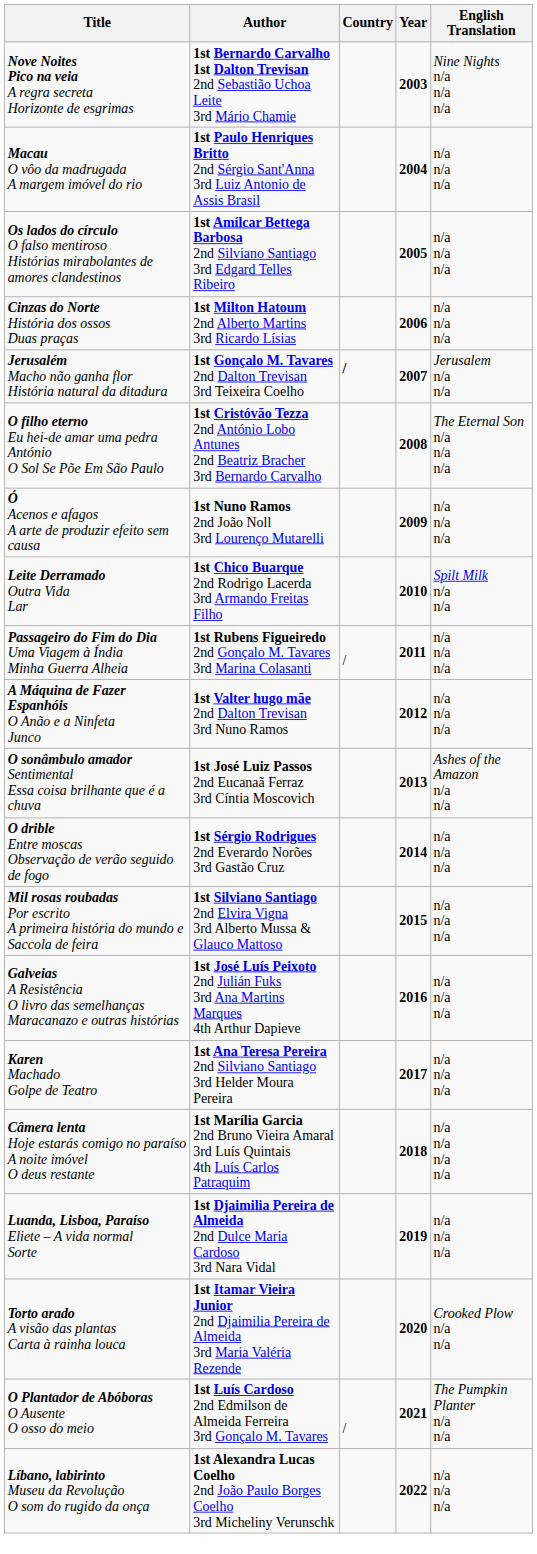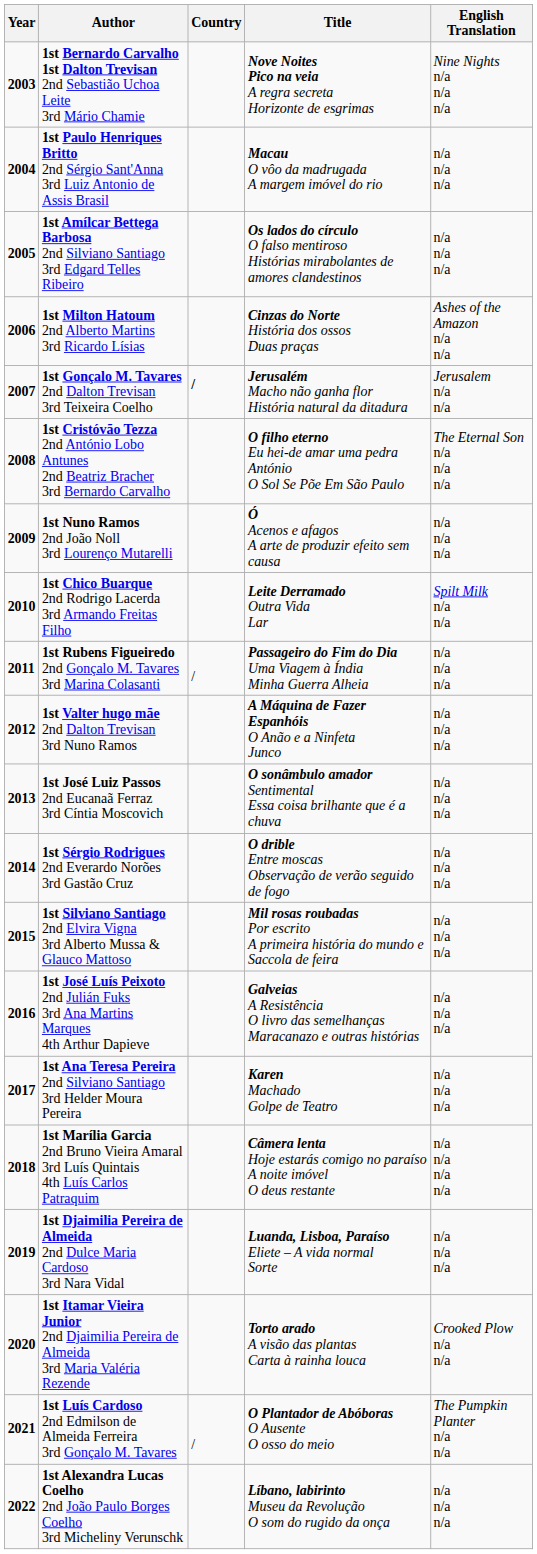columns swapped: (413, 23) <-> (97, 23)
(442, 323) n/a n/a n/a -> (467, 330) Ashes of the Amazon n/a n/a
(467, 782) Ashes of the Amazon n/a n/a -> (442, 798) n/a n/a n/a
